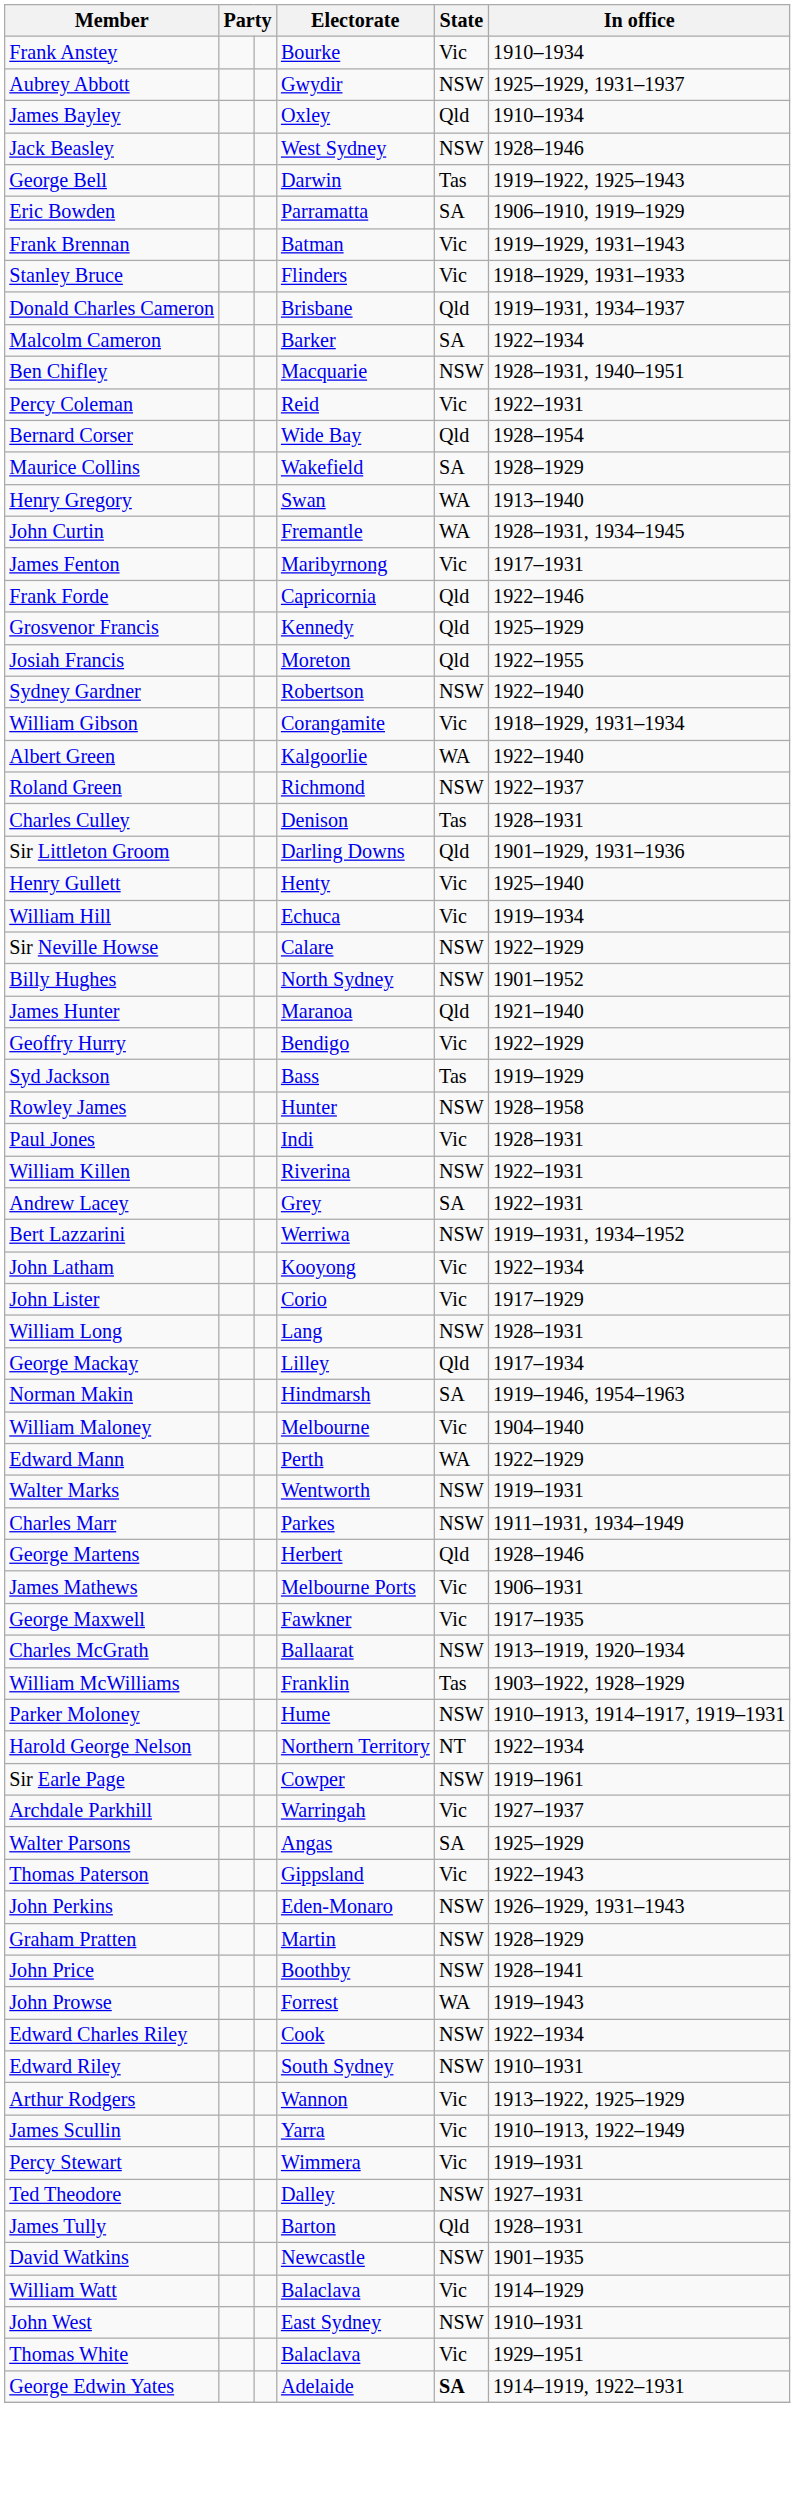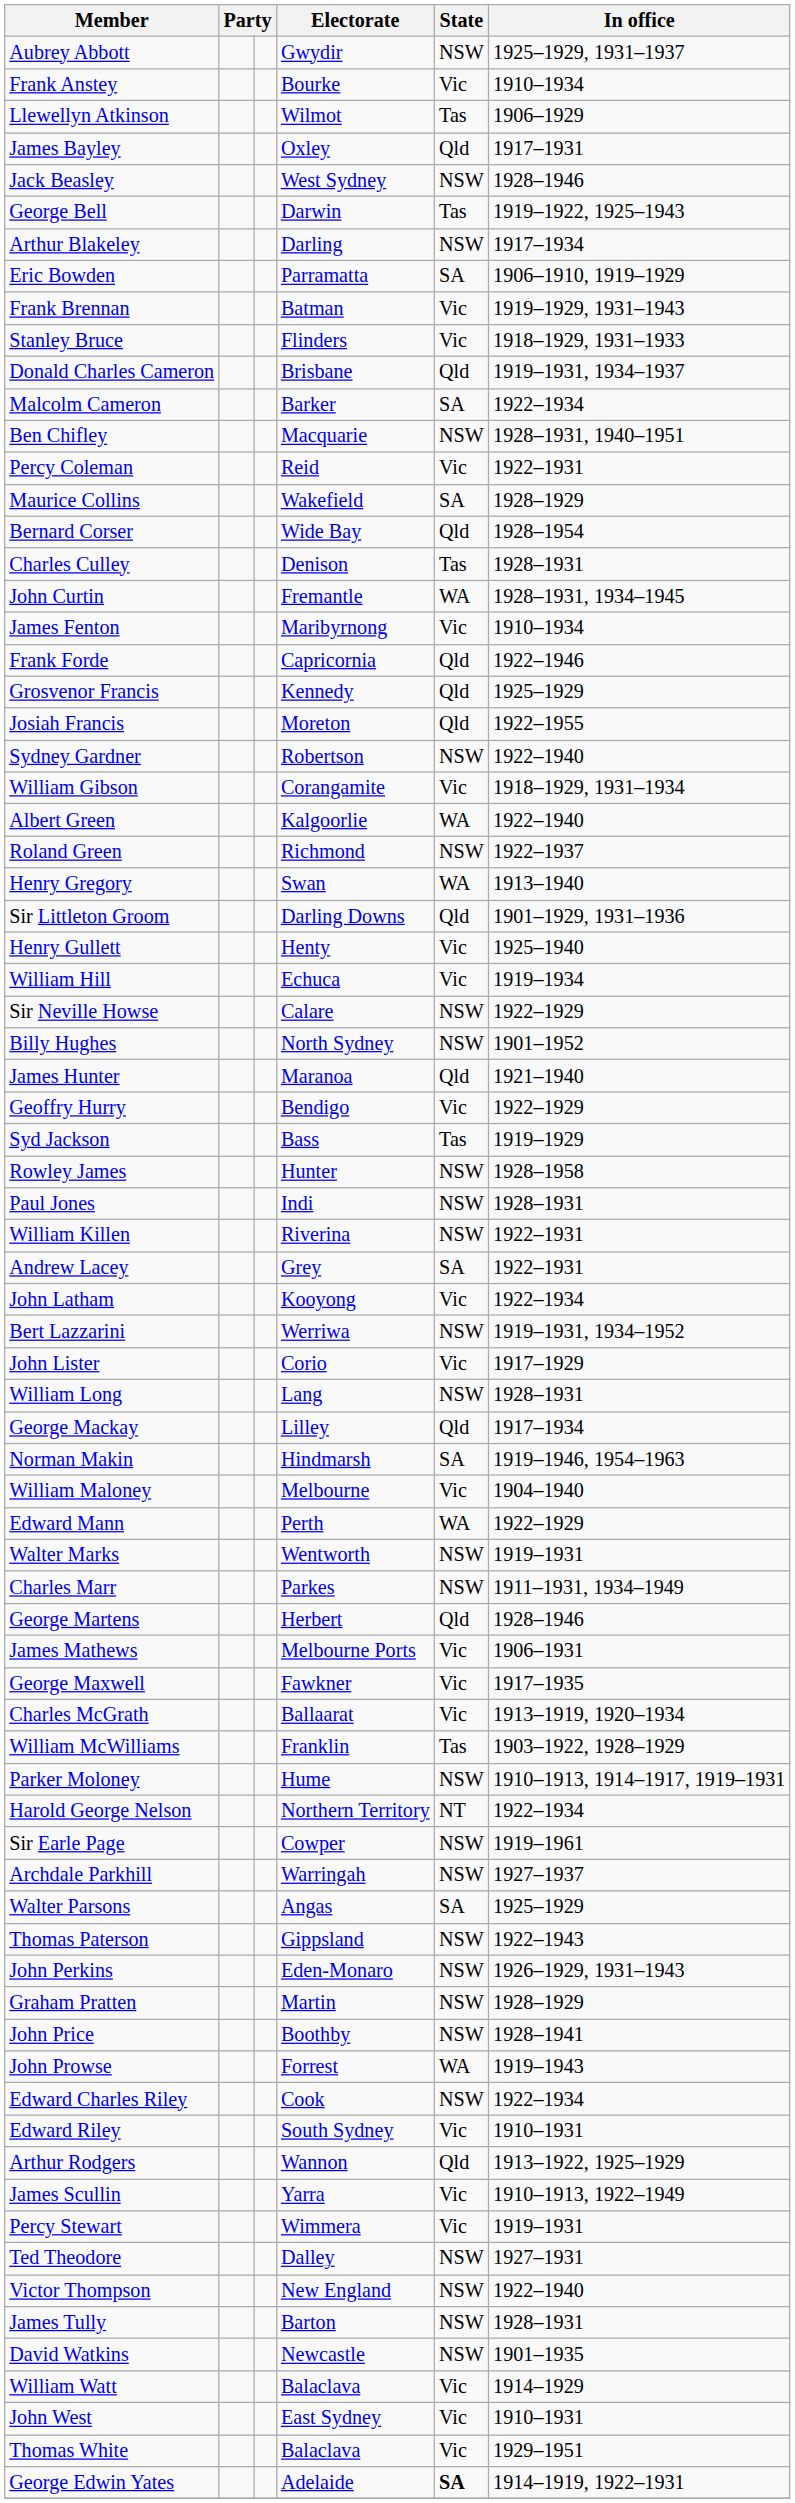rows swapped: (69, 84) <-> (63, 52)
+ row: (89, 116)
(538, 116) 1910–1934 -> (538, 148) 1917–1931
+ row: (75, 244)
rows swapped: (75, 468) <-> (71, 436)
rows swapped: (69, 819) <-> (71, 500)
(538, 564) 1917–1931 -> (538, 627) 1910–1934
(453, 1139) Vic -> (461, 1203) NSW
rows swapped: (62, 1267) <-> (67, 1235)
(461, 1651) NSW -> (453, 1715) Vic
(453, 1810) Vic -> (461, 1874) NSW
(453, 1874) Vic -> (461, 1938) NSW
(461, 2066) NSW -> (453, 2130) Vic
(453, 2098) Vic -> (454, 2162) Qld
+ row: (80, 2290)
(454, 2226) Qld -> (461, 2322) NSW
(461, 2322) NSW -> (453, 2418) Vic
